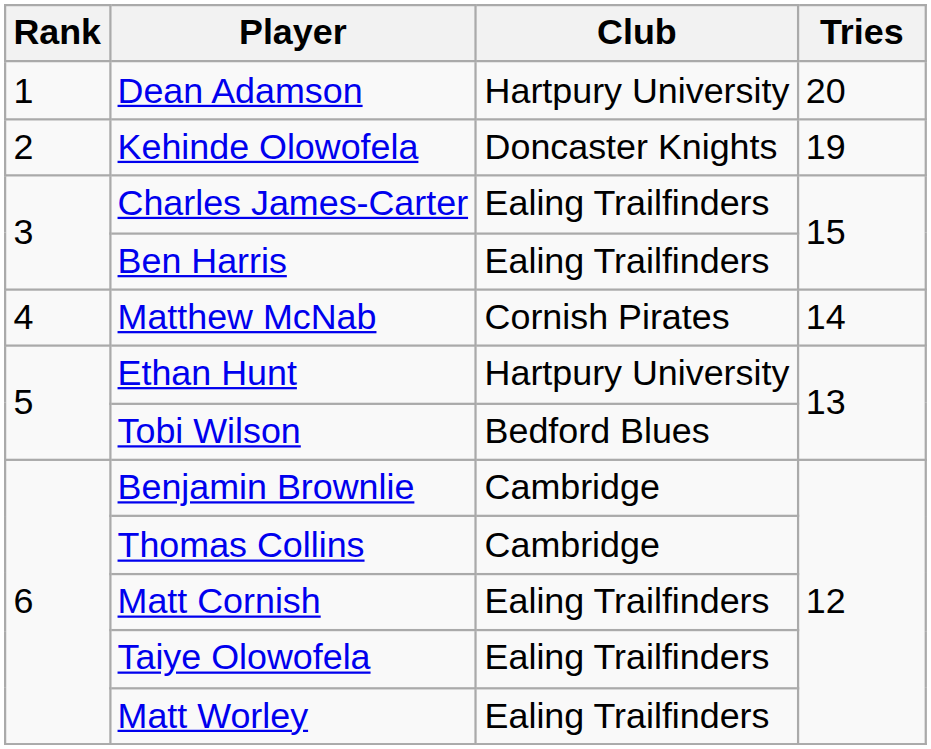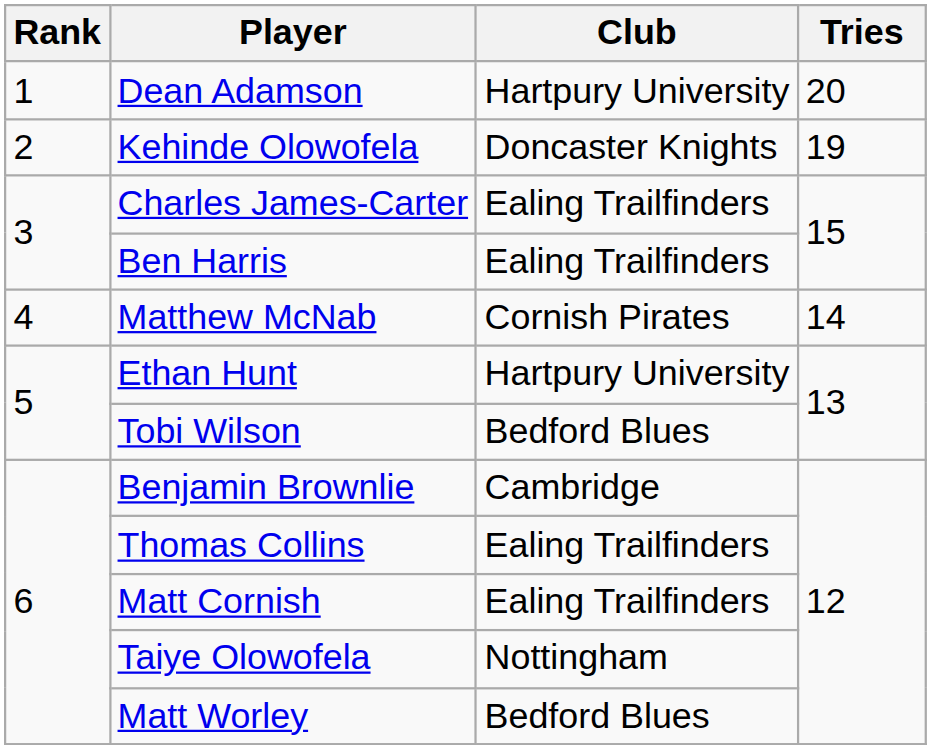(572, 544) Cambridge -> (627, 544) Ealing Trailfinders
(627, 658) Ealing Trailfinders -> (576, 658) Nottingham
(627, 714) Ealing Trailfinders -> (597, 714) Bedford Blues
